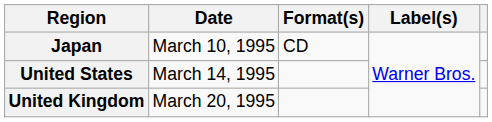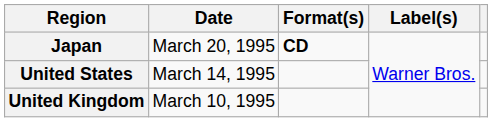(214, 46) March 10, 1995 -> (214, 46) March 20, 1995
(296, 46) normal -> (296, 46) bold
(214, 102) March 20, 1995 -> (214, 102) March 10, 1995
